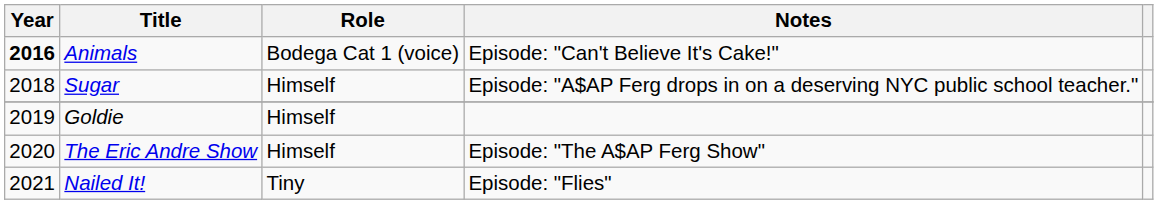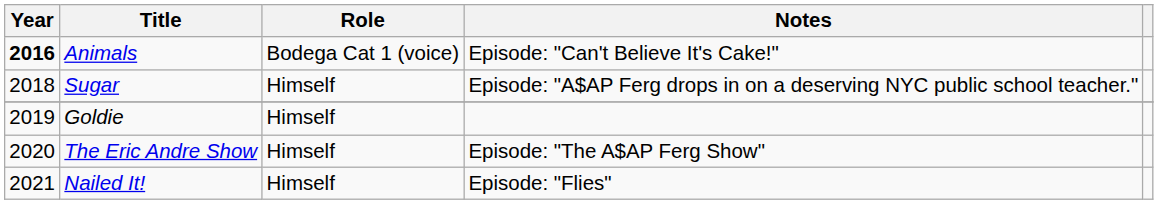(286, 183) Tiny -> (301, 183) Himself
